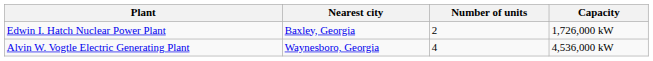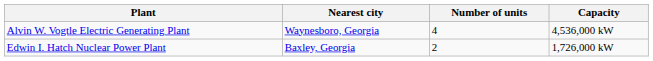rows swapped: (98, 47) <-> (86, 30)
